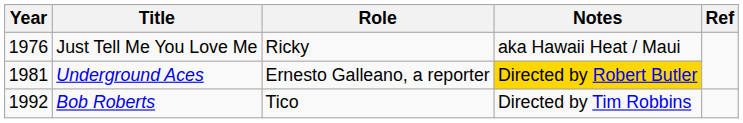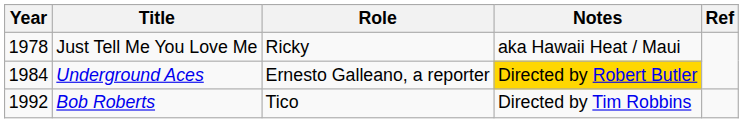(28, 46) 1976 -> (28, 46) 1978
(28, 74) 1981 -> (28, 74) 1984
